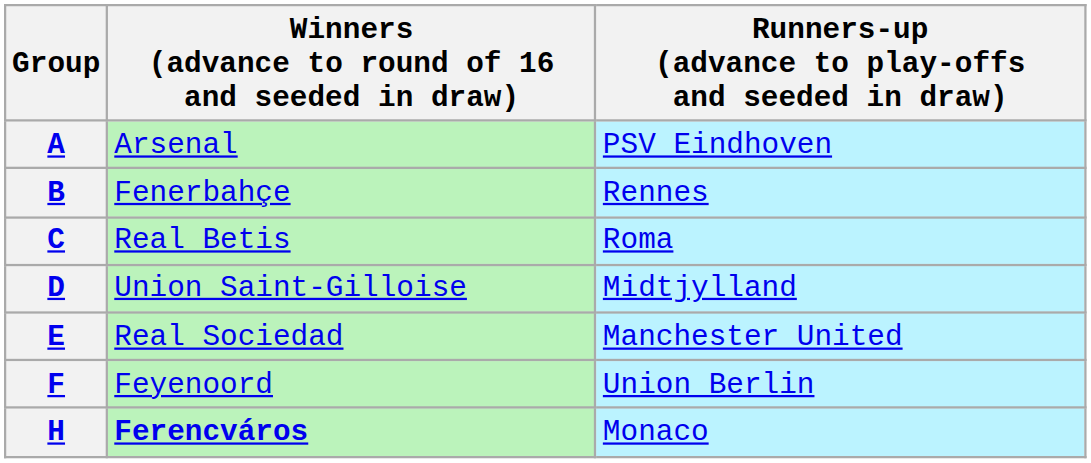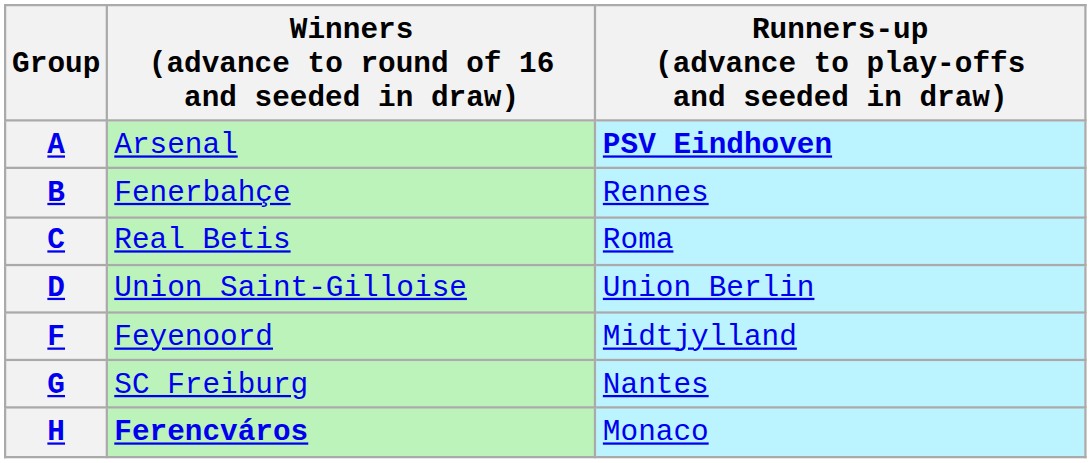(717, 145) normal -> (717, 145) bold
(700, 288) Midtjylland -> (709, 288) Union Berlin
- row: (56, 336)
(709, 384) Union Berlin -> (700, 336) Midtjylland
+ row: (56, 384)
